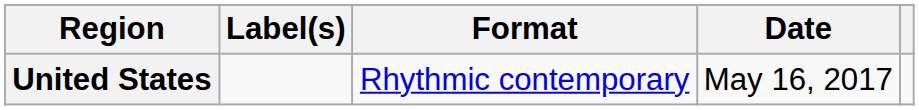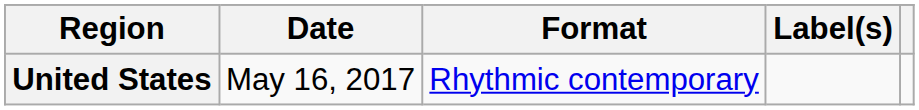columns swapped: (798, 29) <-> (286, 29)
